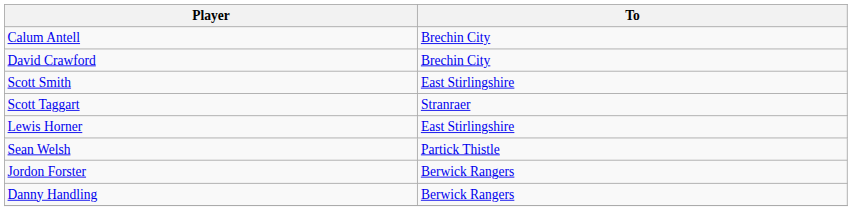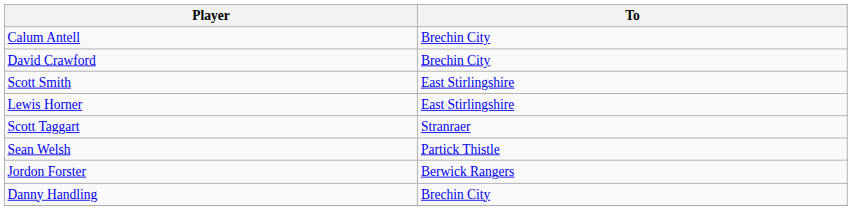rows swapped: (44, 105) <-> (45, 127)
(468, 194) Berwick Rangers -> (456, 194) Brechin City
